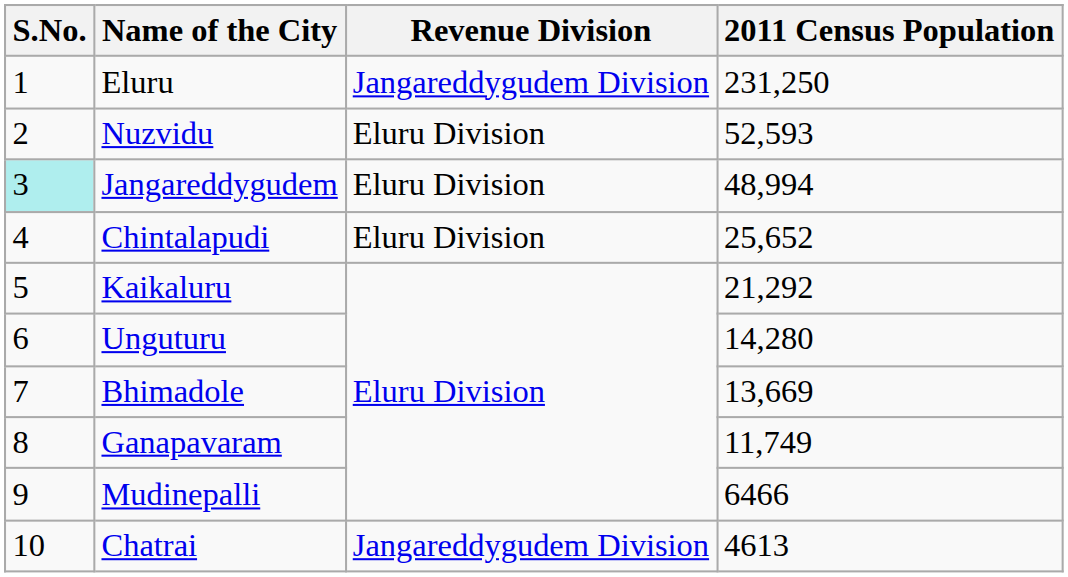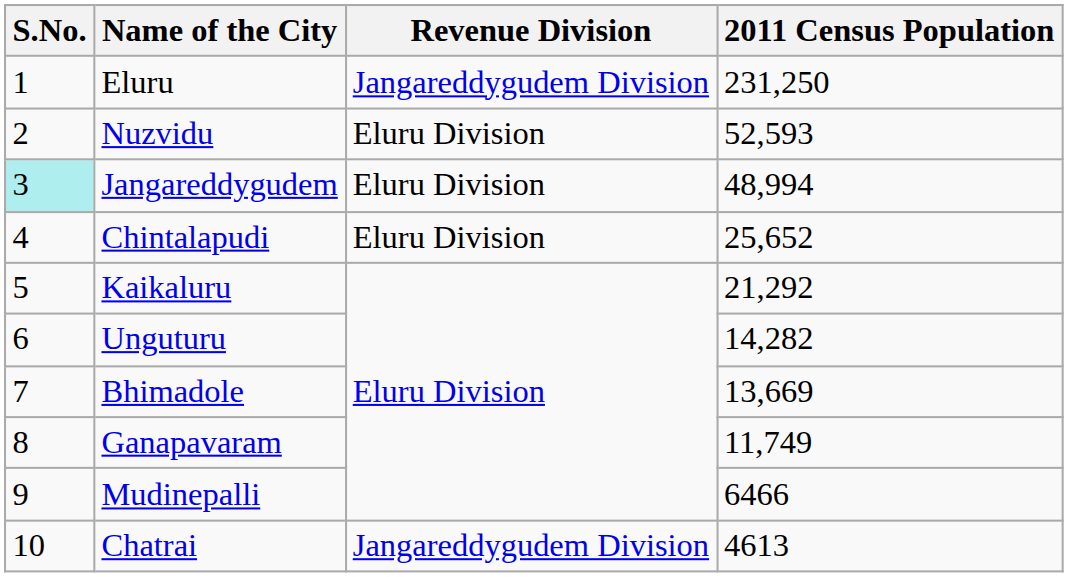(769, 339) 14,280 -> (769, 339) 14,282
